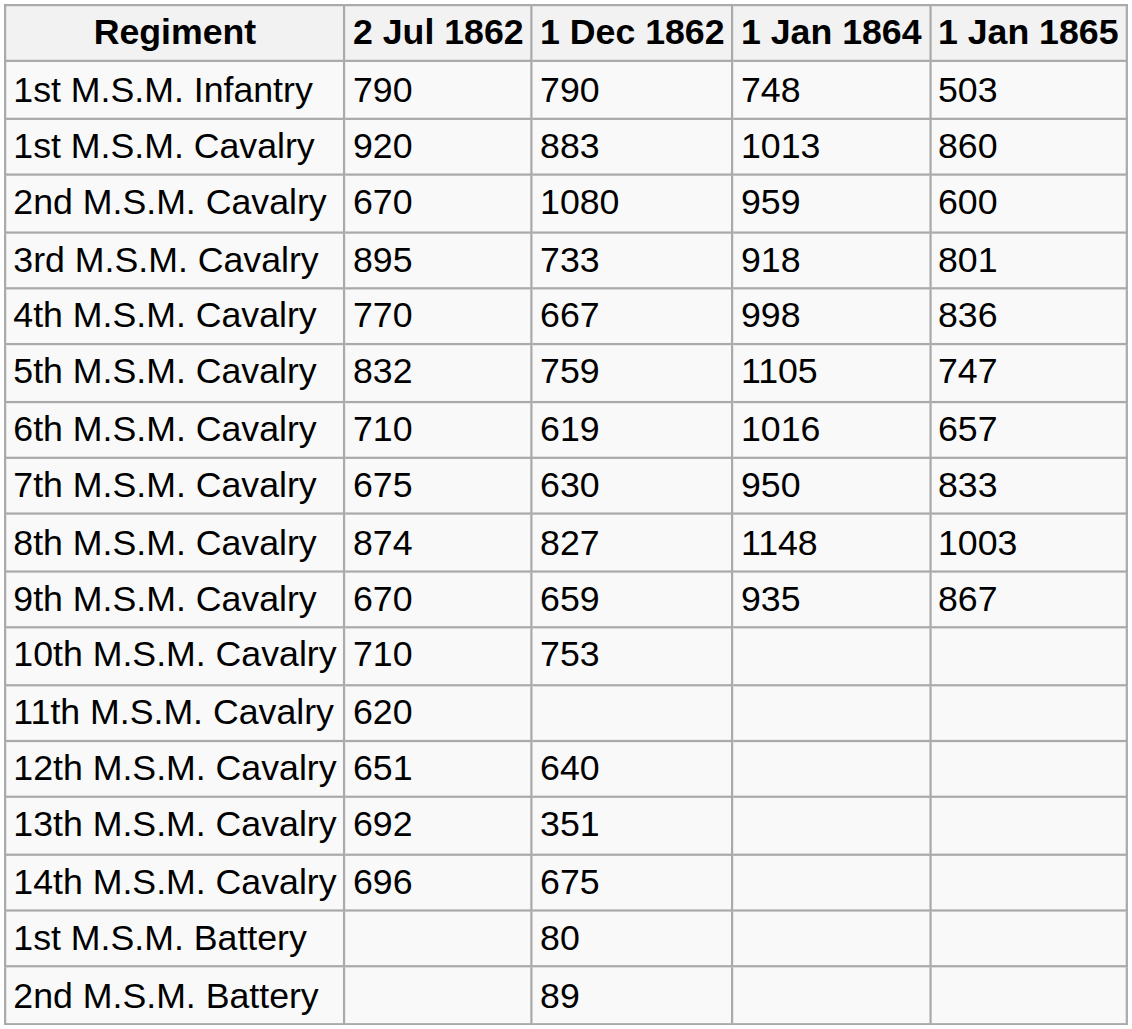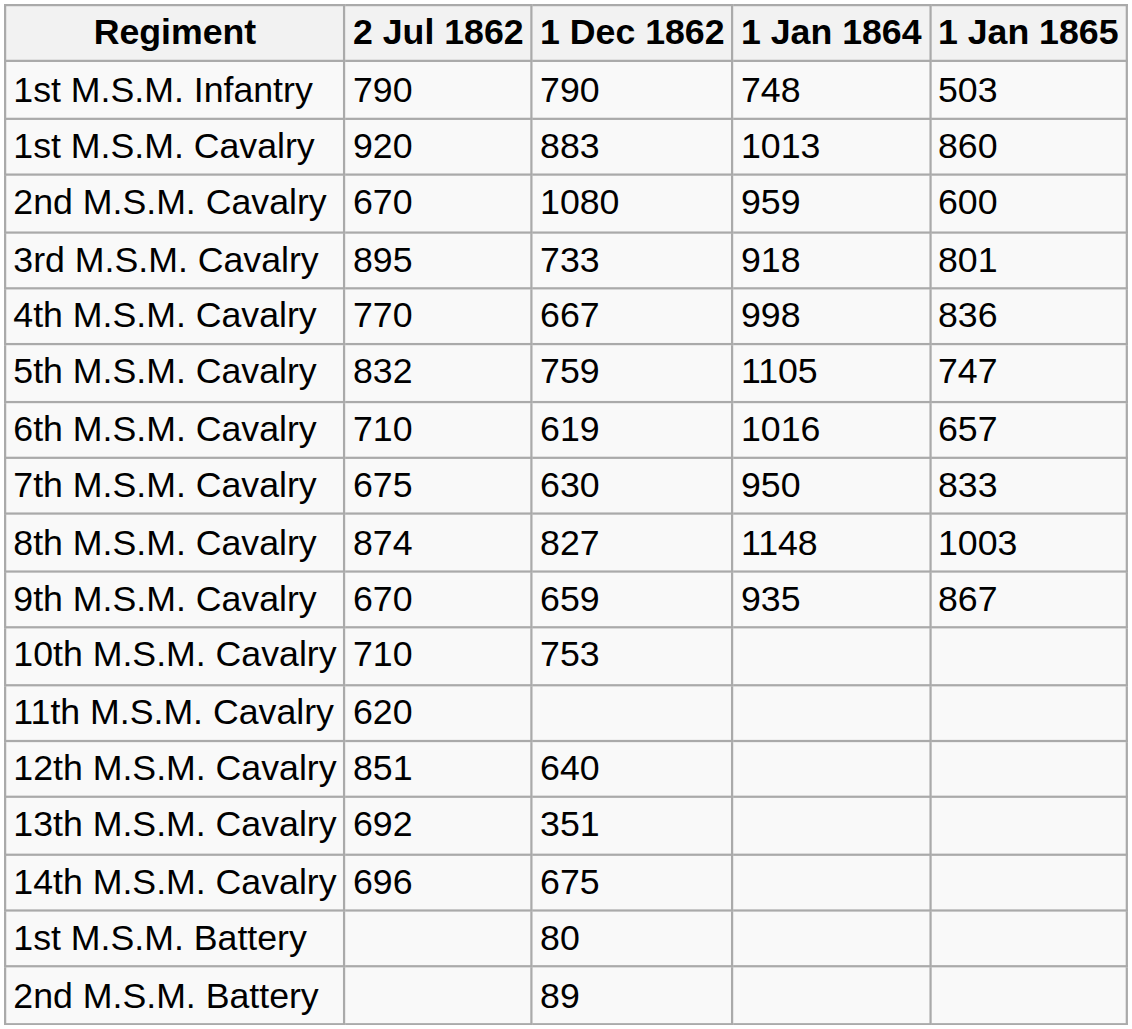(383, 768) 651 -> (383, 768) 851
